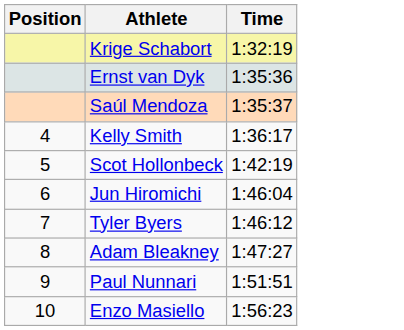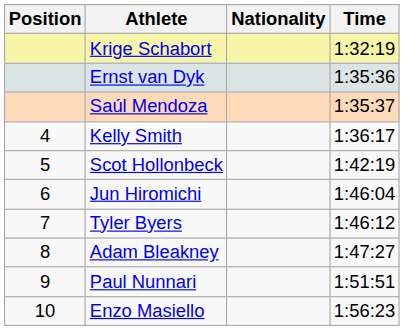+ column: (278, 19)
